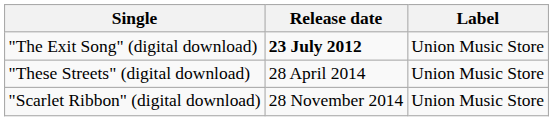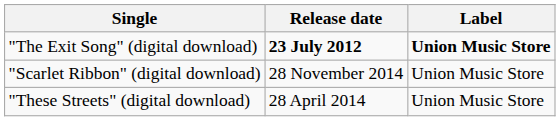(478, 45) normal -> (481, 45) bold
rows swapped: (129, 73) <-> (135, 101)
